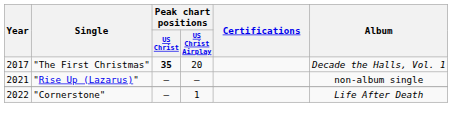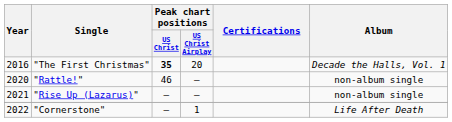(18, 64) 2017 -> (18, 64) 2016
+ row: (58, 80)
